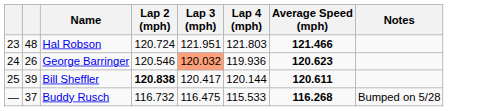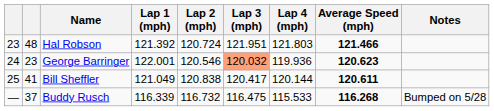+ column: (155, 20)
(31, 62) 26 -> (31, 62) 23
(31, 79) 39 -> (31, 79) 41
(155, 79) bold -> (201, 79) normal
